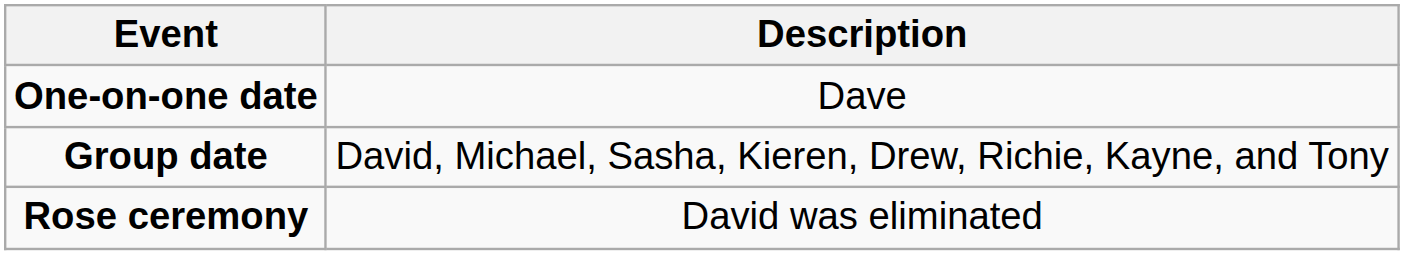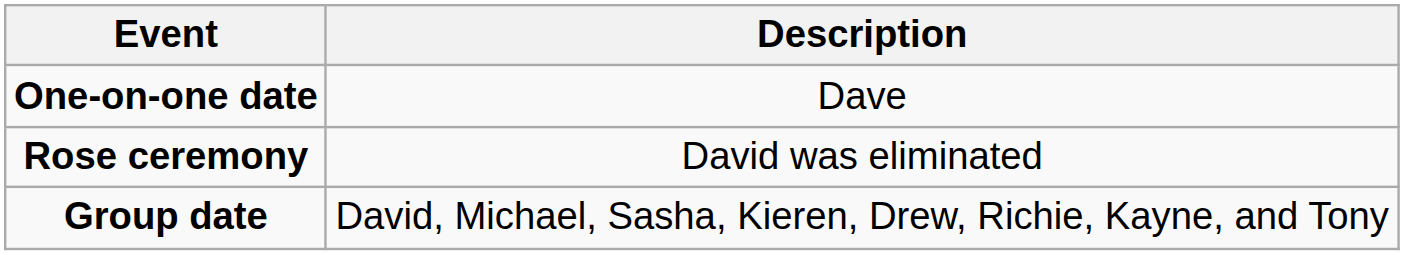rows swapped: (166, 156) <-> (166, 216)
